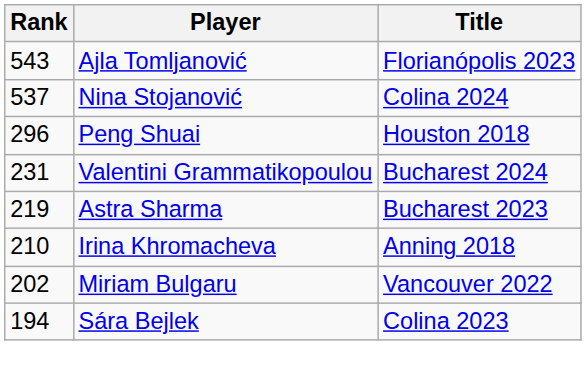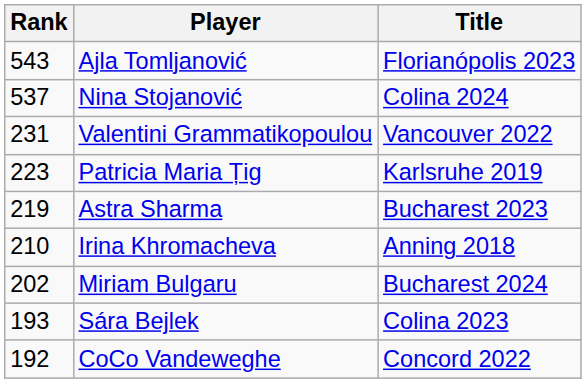- row: (139, 135)
(465, 172) Bucharest 2024 -> (468, 135) Vancouver 2022
+ row: (170, 172)
(468, 284) Vancouver 2022 -> (465, 284) Bucharest 2024
(30, 321) 194 -> (30, 321) 193
+ row: (180, 358)
